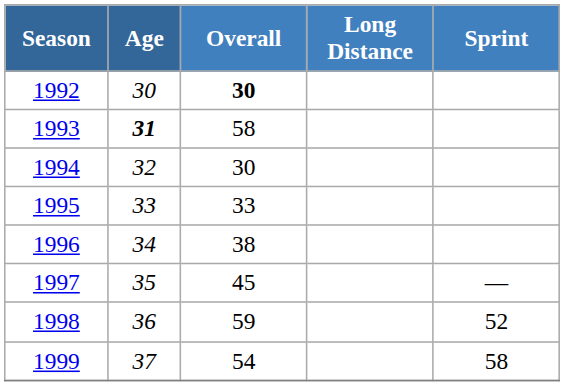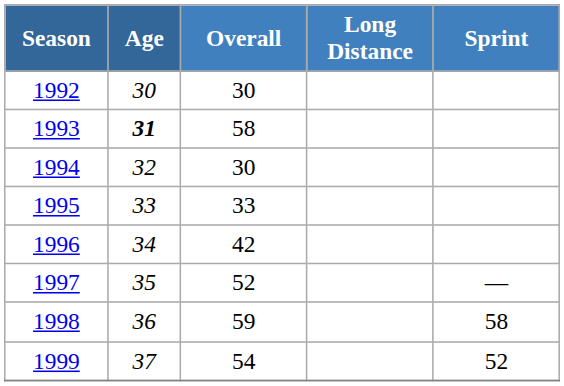(244, 90) bold -> (244, 90) normal
(244, 244) 38 -> (244, 244) 42
(244, 283) 45 -> (244, 283) 52
(496, 321) 52 -> (496, 321) 58
(496, 360) 58 -> (496, 360) 52
